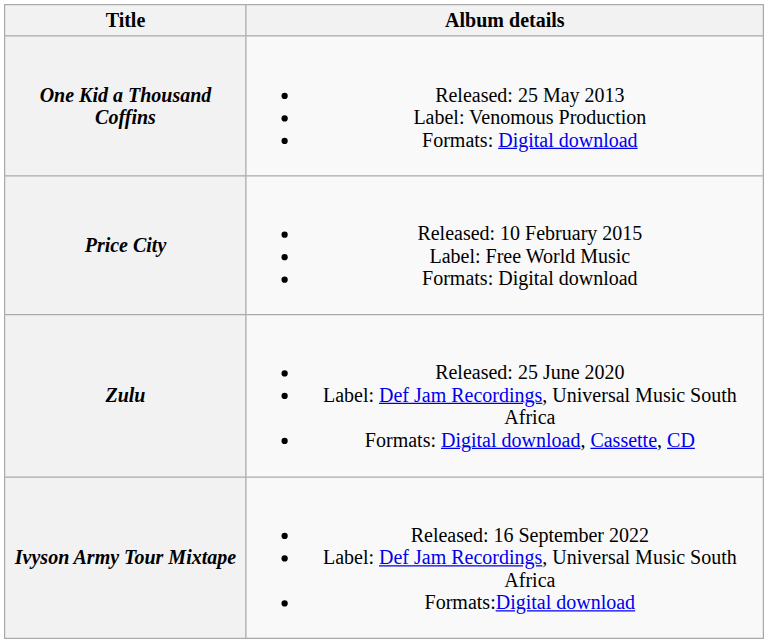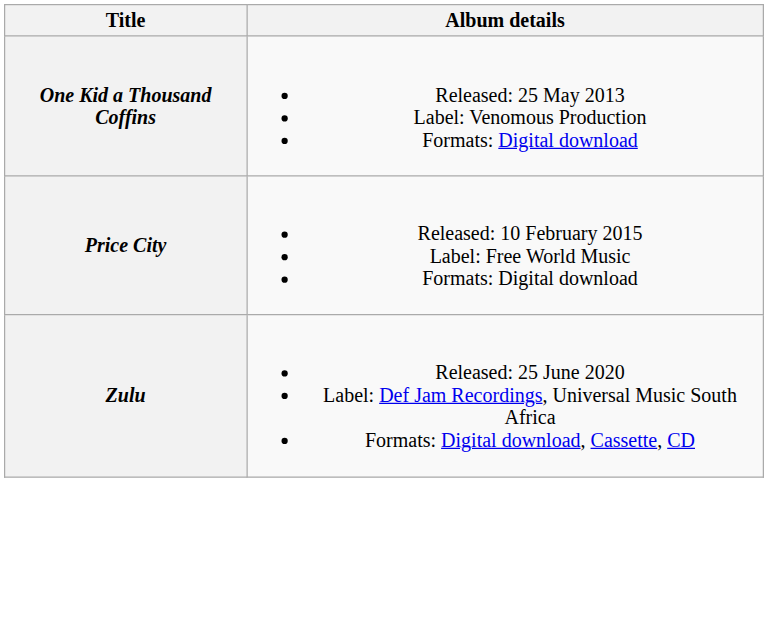- row: (125, 557)
